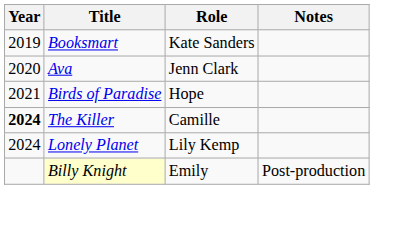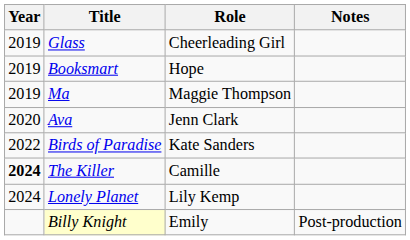+ row: (66, 42)
(212, 42) Kate Sanders -> (186, 68) Hope
+ row: (59, 94)
(24, 94) 2021 -> (24, 145) 2022
(186, 94) Hope -> (212, 145) Kate Sanders
